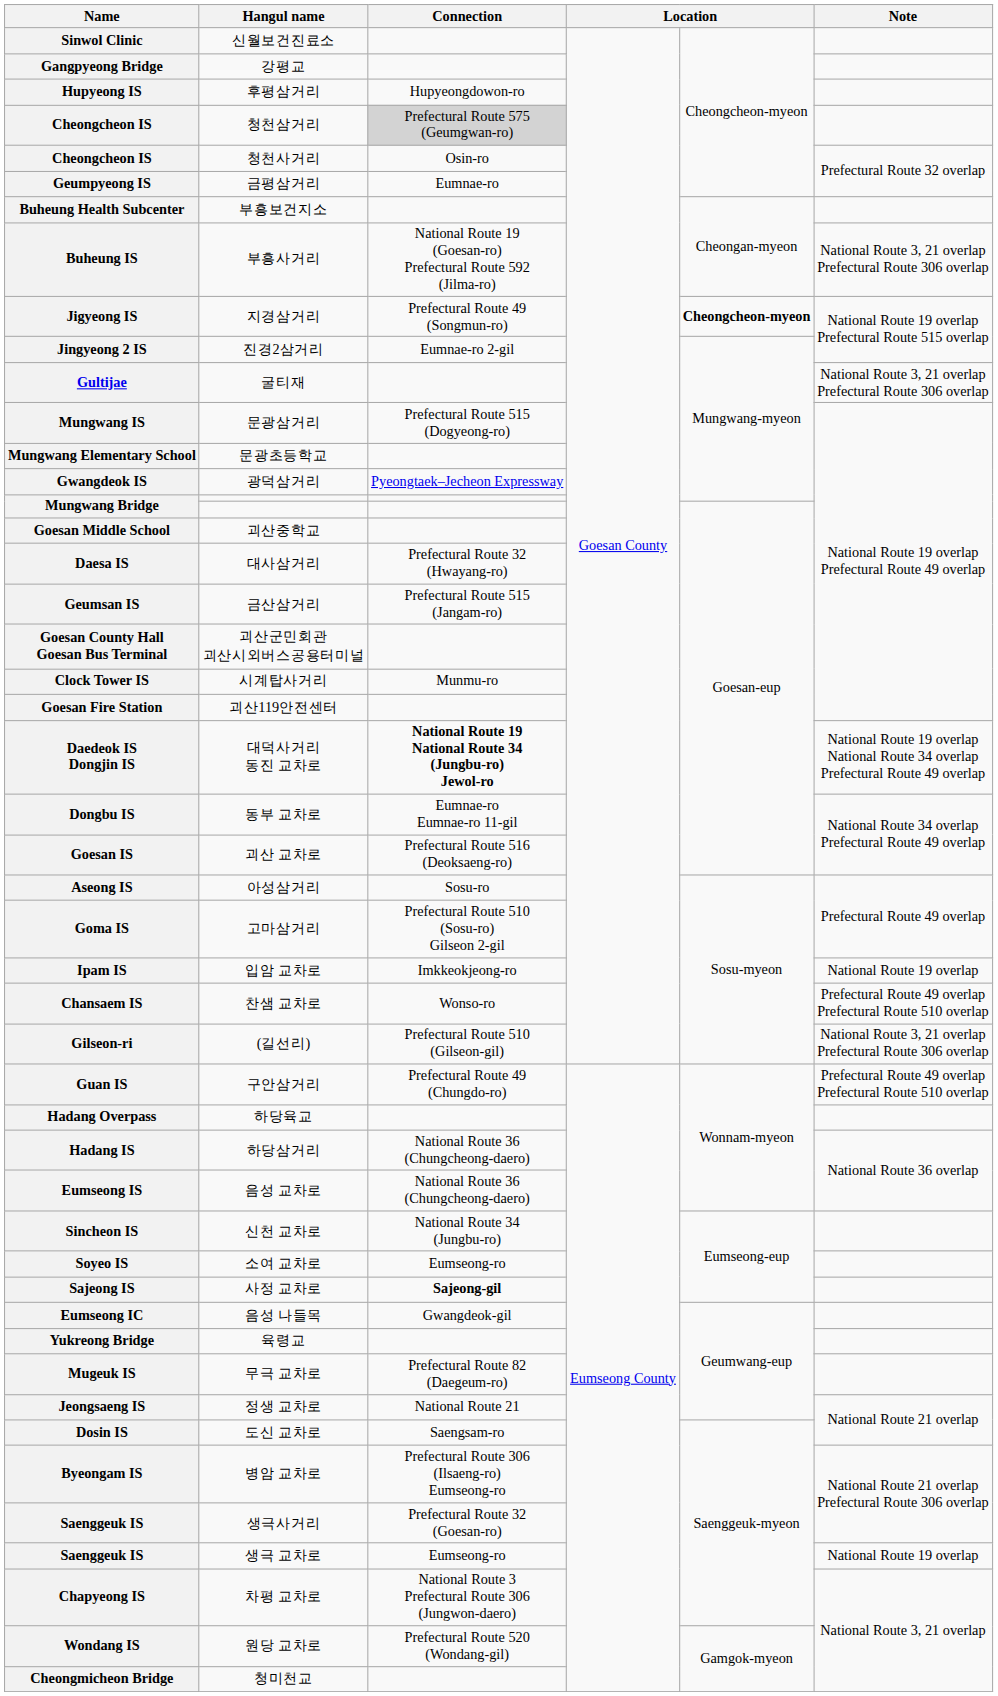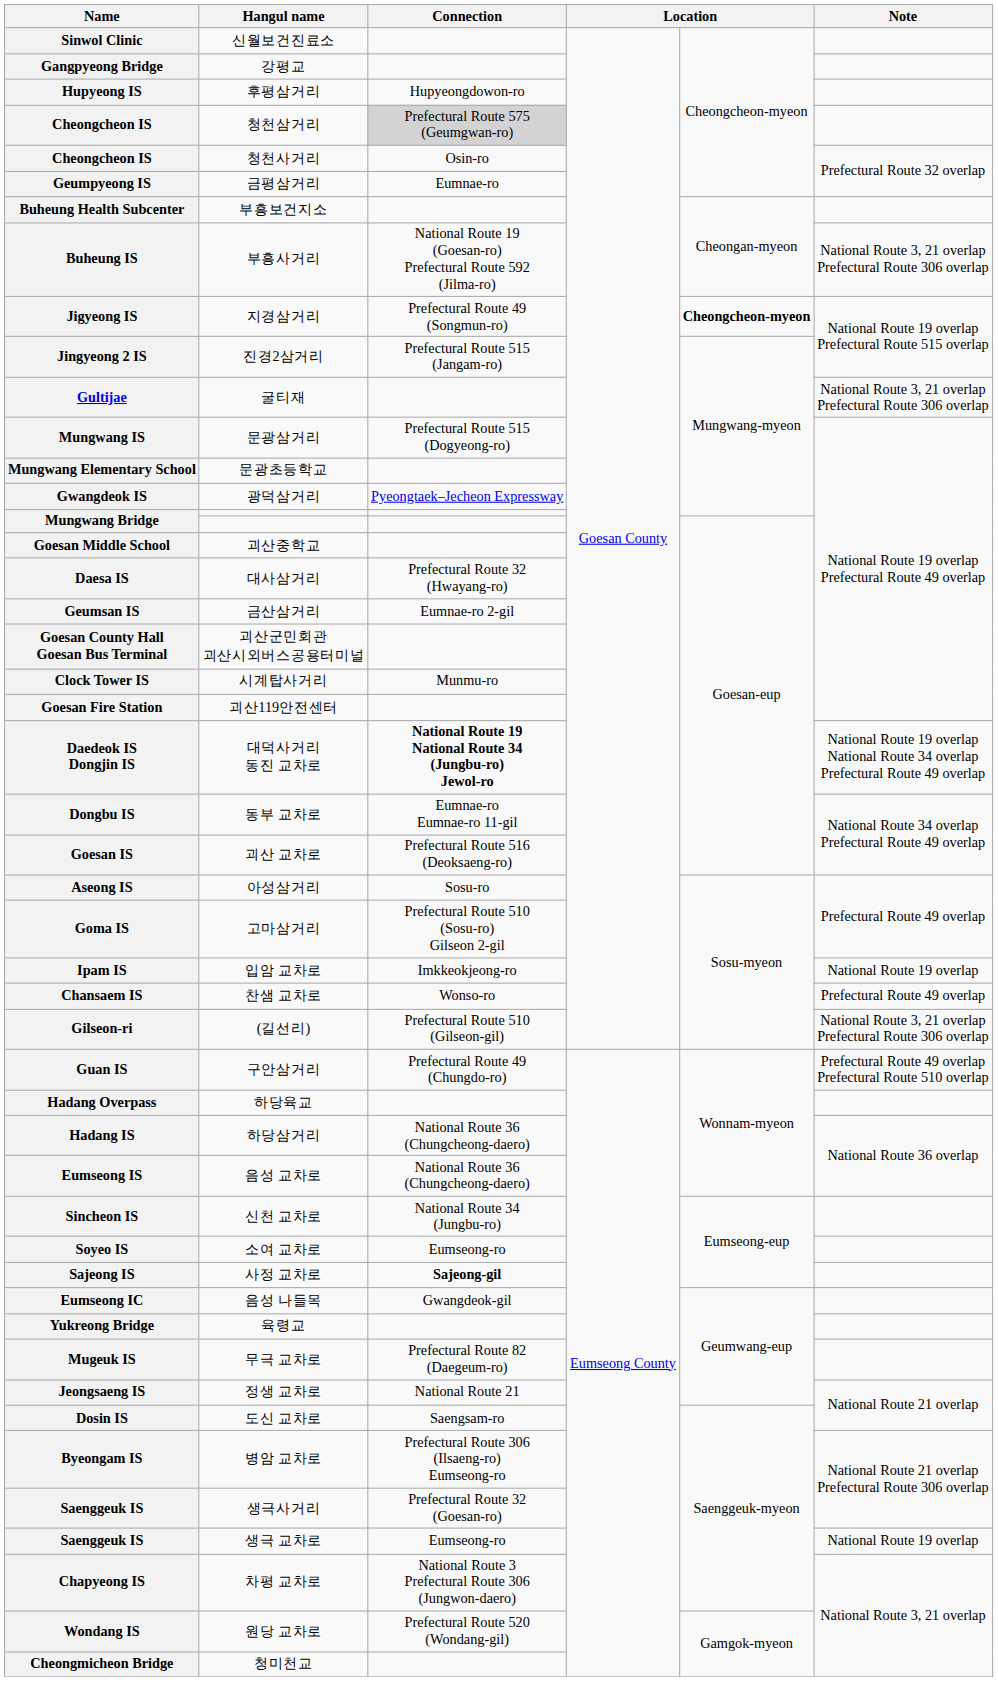(467, 349) Eumnae-ro 2-gil -> (467, 356) Prefectural Route 515 (Jangam-ro)
(467, 603) Prefectural Route 515 (Jangam-ro) -> (467, 611) Eumnae-ro 2-gil
(903, 1003) Prefectural Route 49 overlap Prefectural Route 510 overlap -> (903, 995) Prefectural Route 49 overlap
